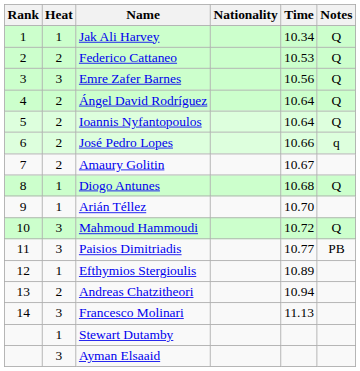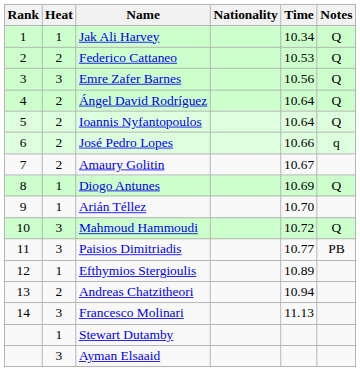(299, 185) 10.68 -> (299, 185) 10.69
